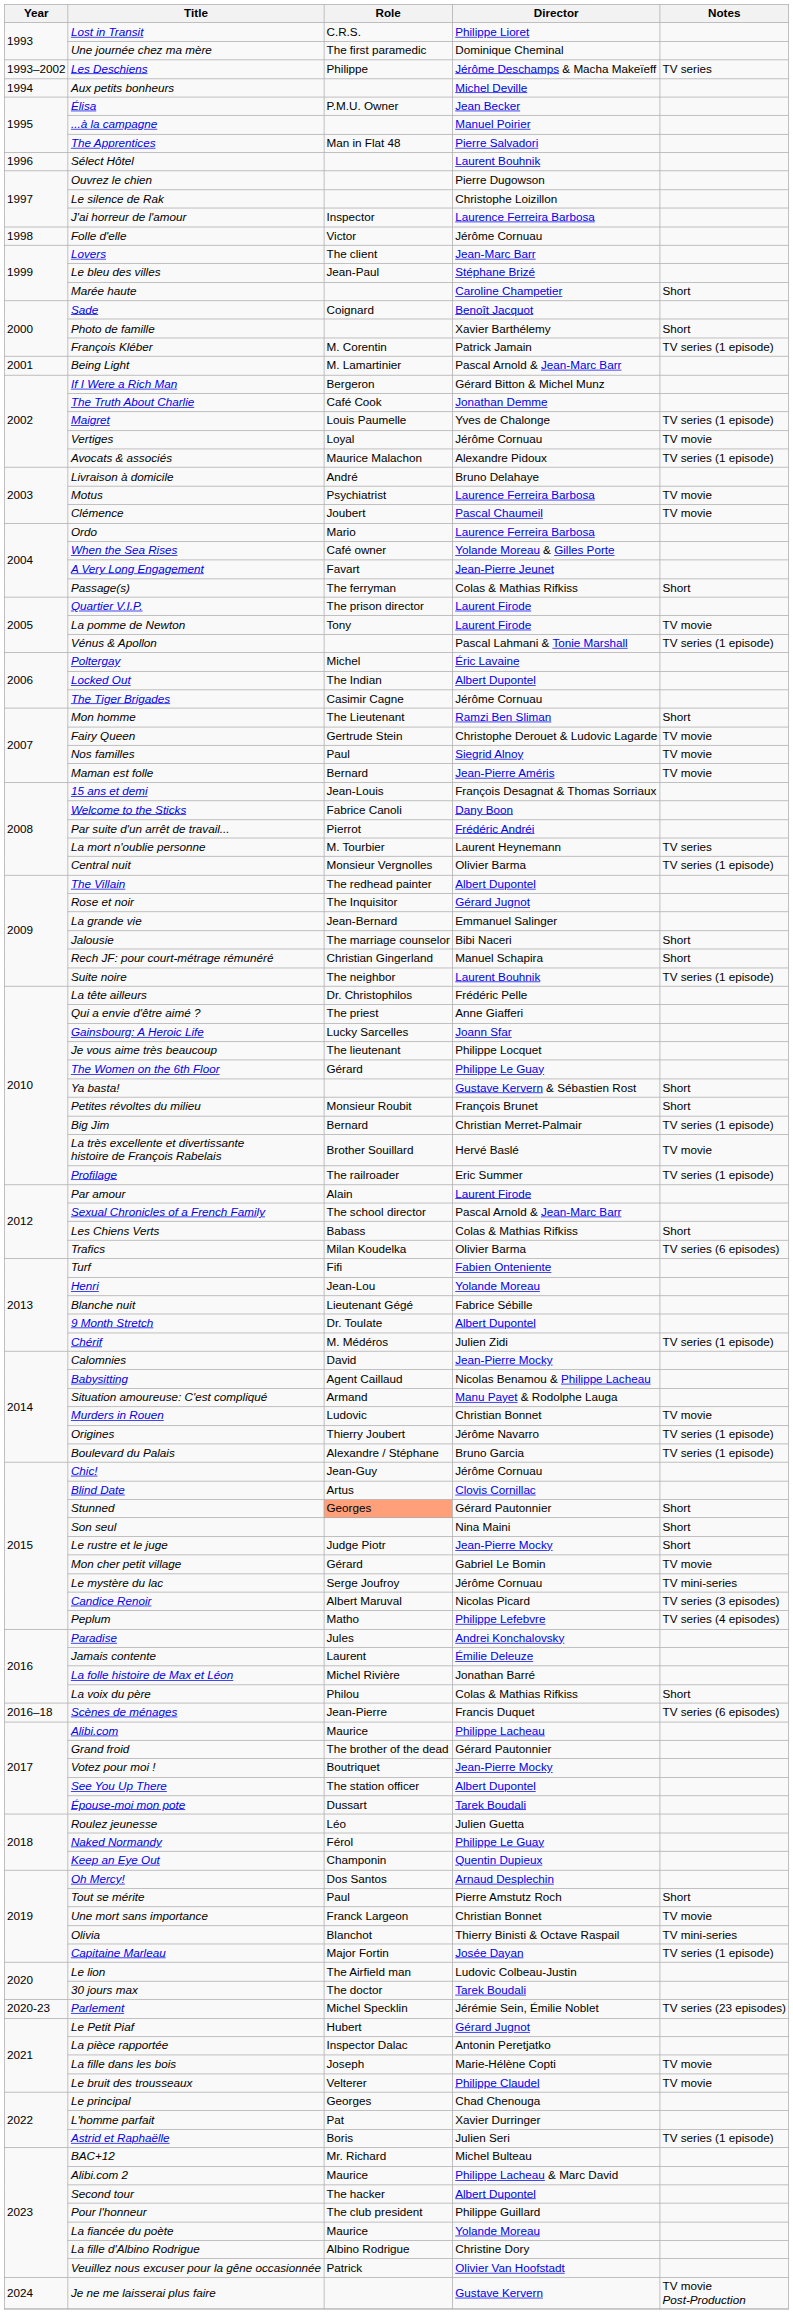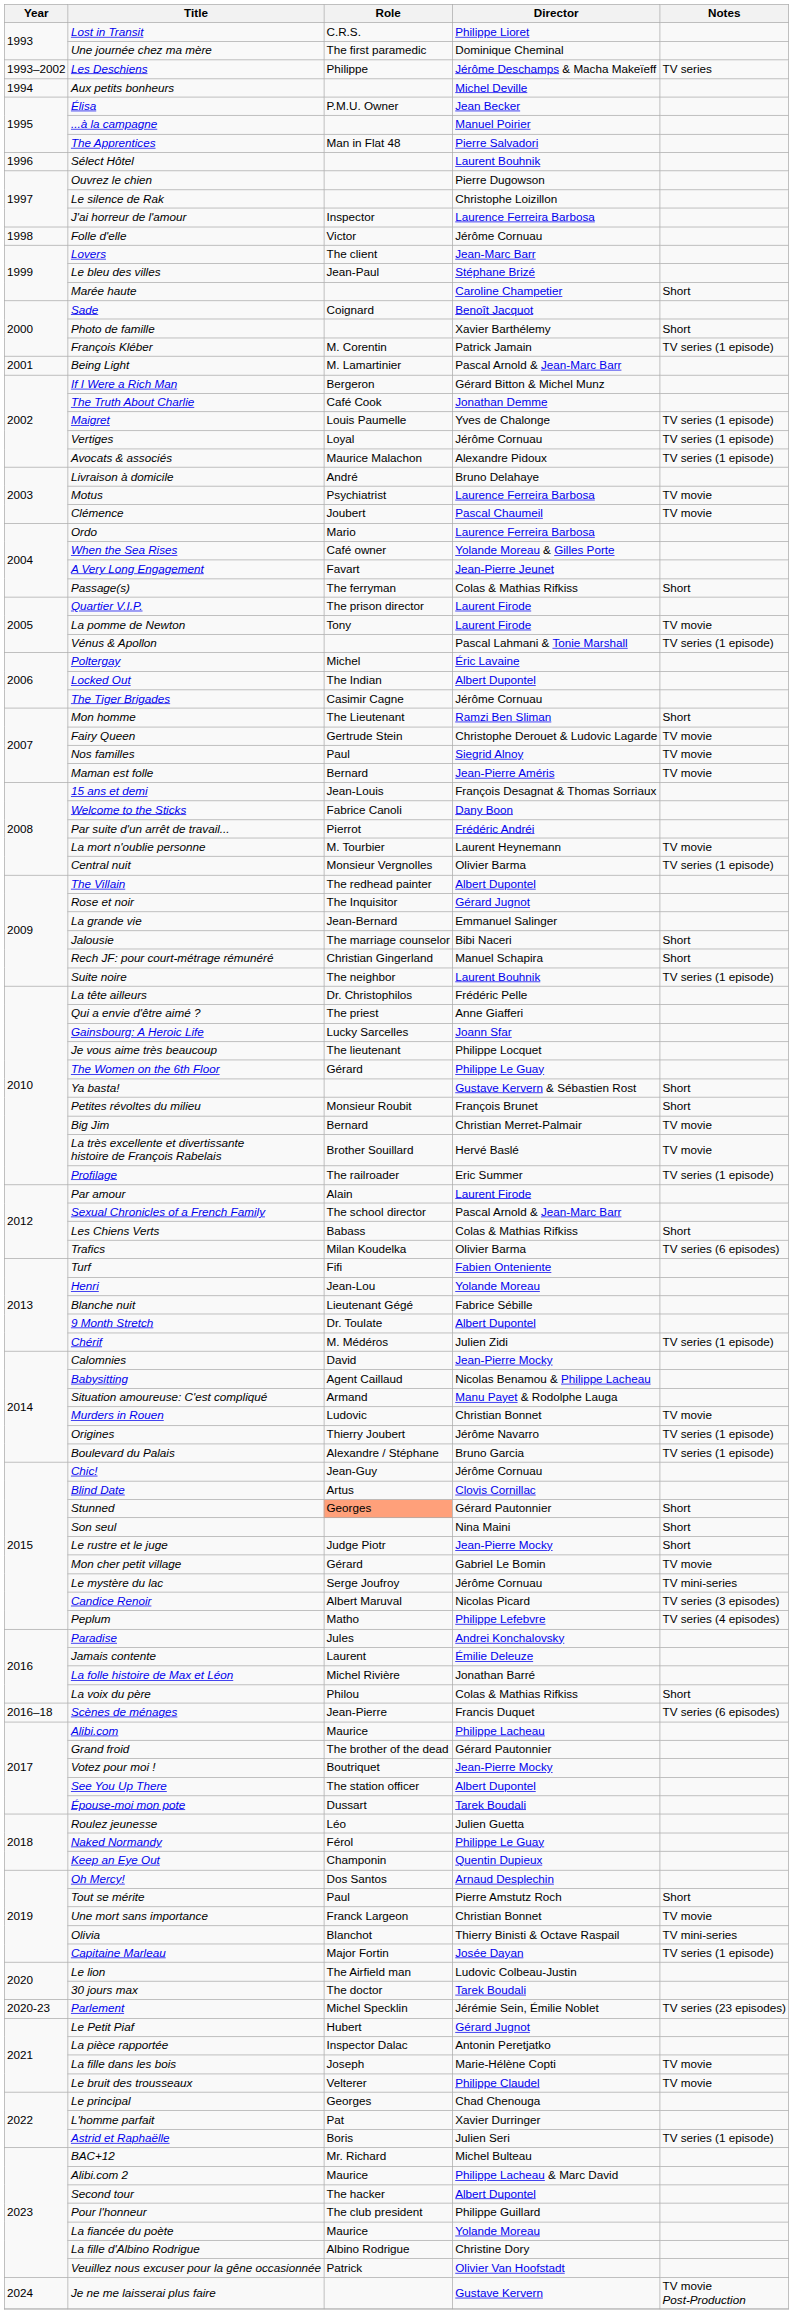(687, 439) TV movie -> (718, 439) TV series (1 episode)
(687, 847) TV series -> (687, 847) TV movie
(718, 1125) TV series (1 episode) -> (687, 1125) TV movie
